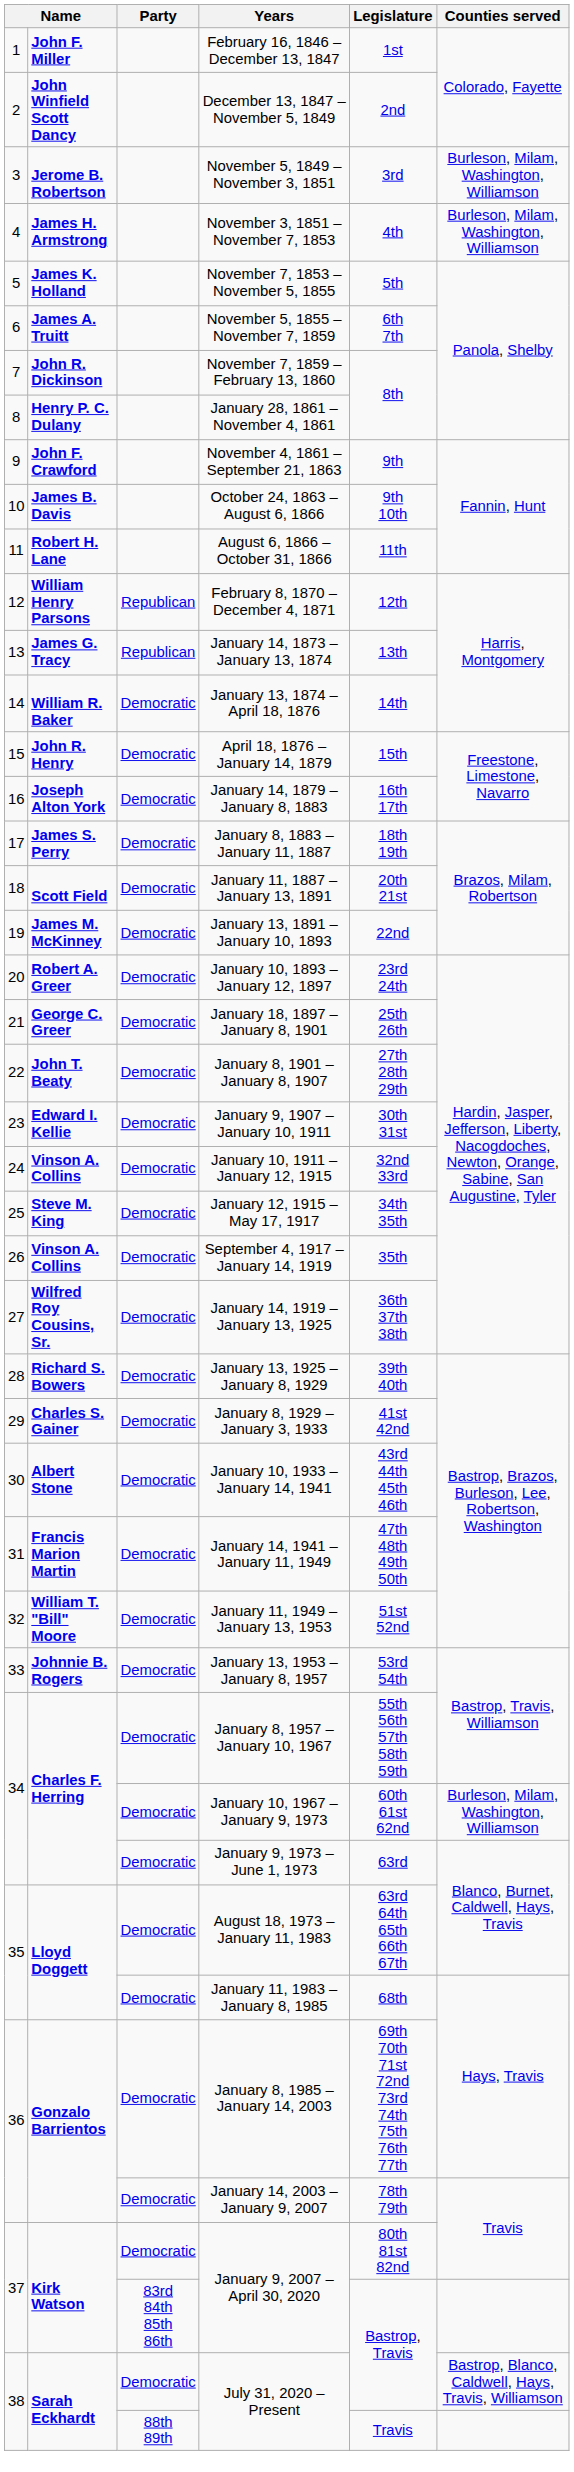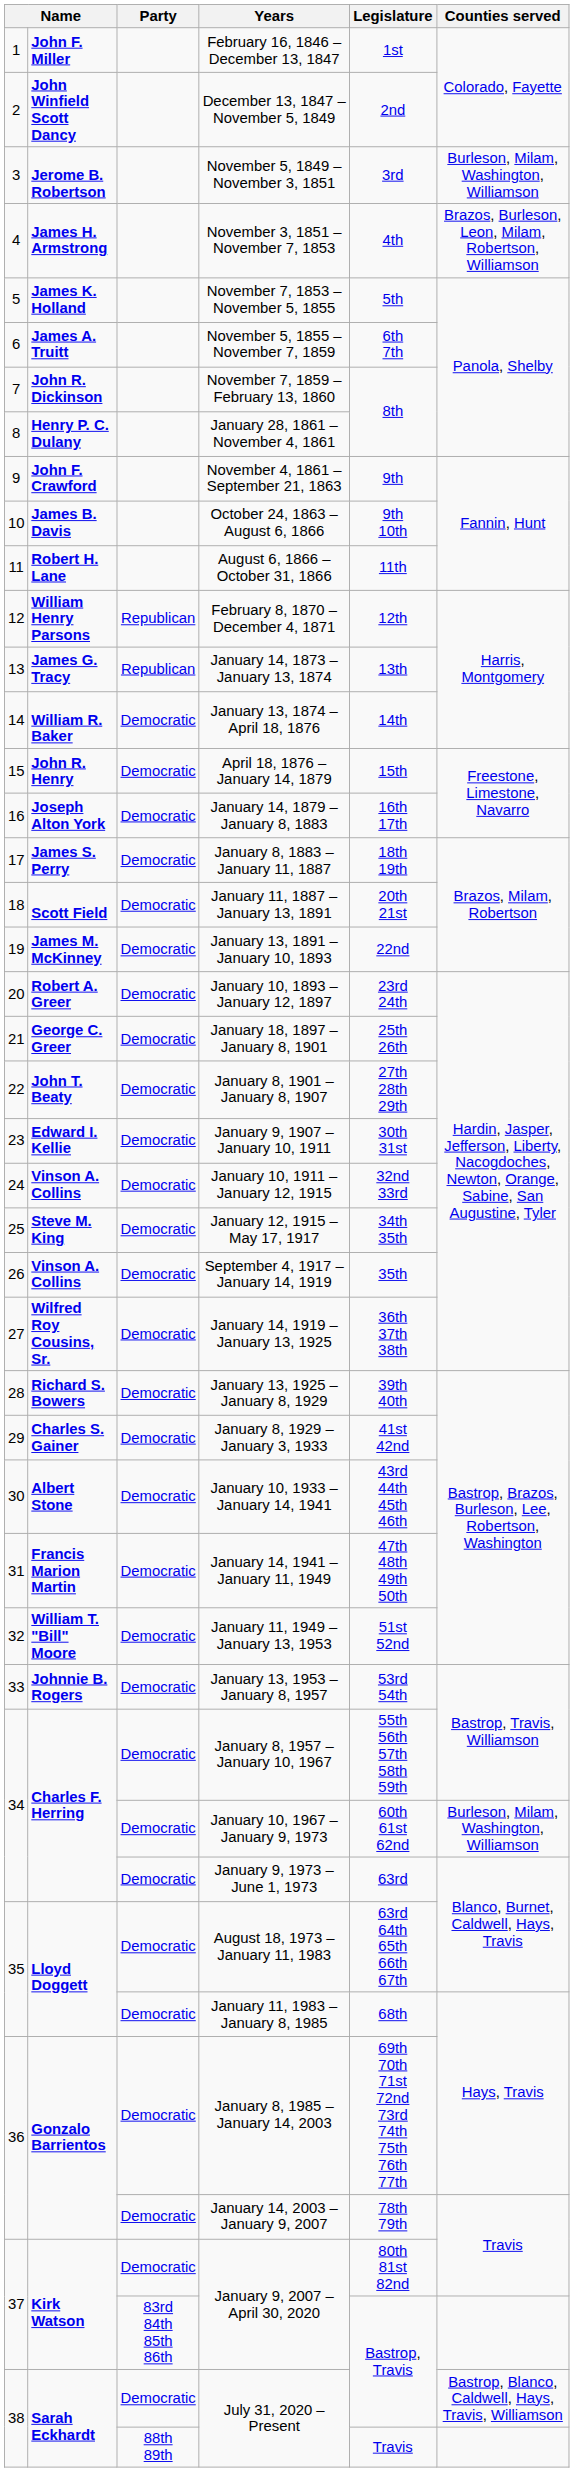(503, 232) Burleson, Milam, Washington, Williamson -> (503, 240) Brazos, Burleson, Leon, Milam, Robertson, Williamson
